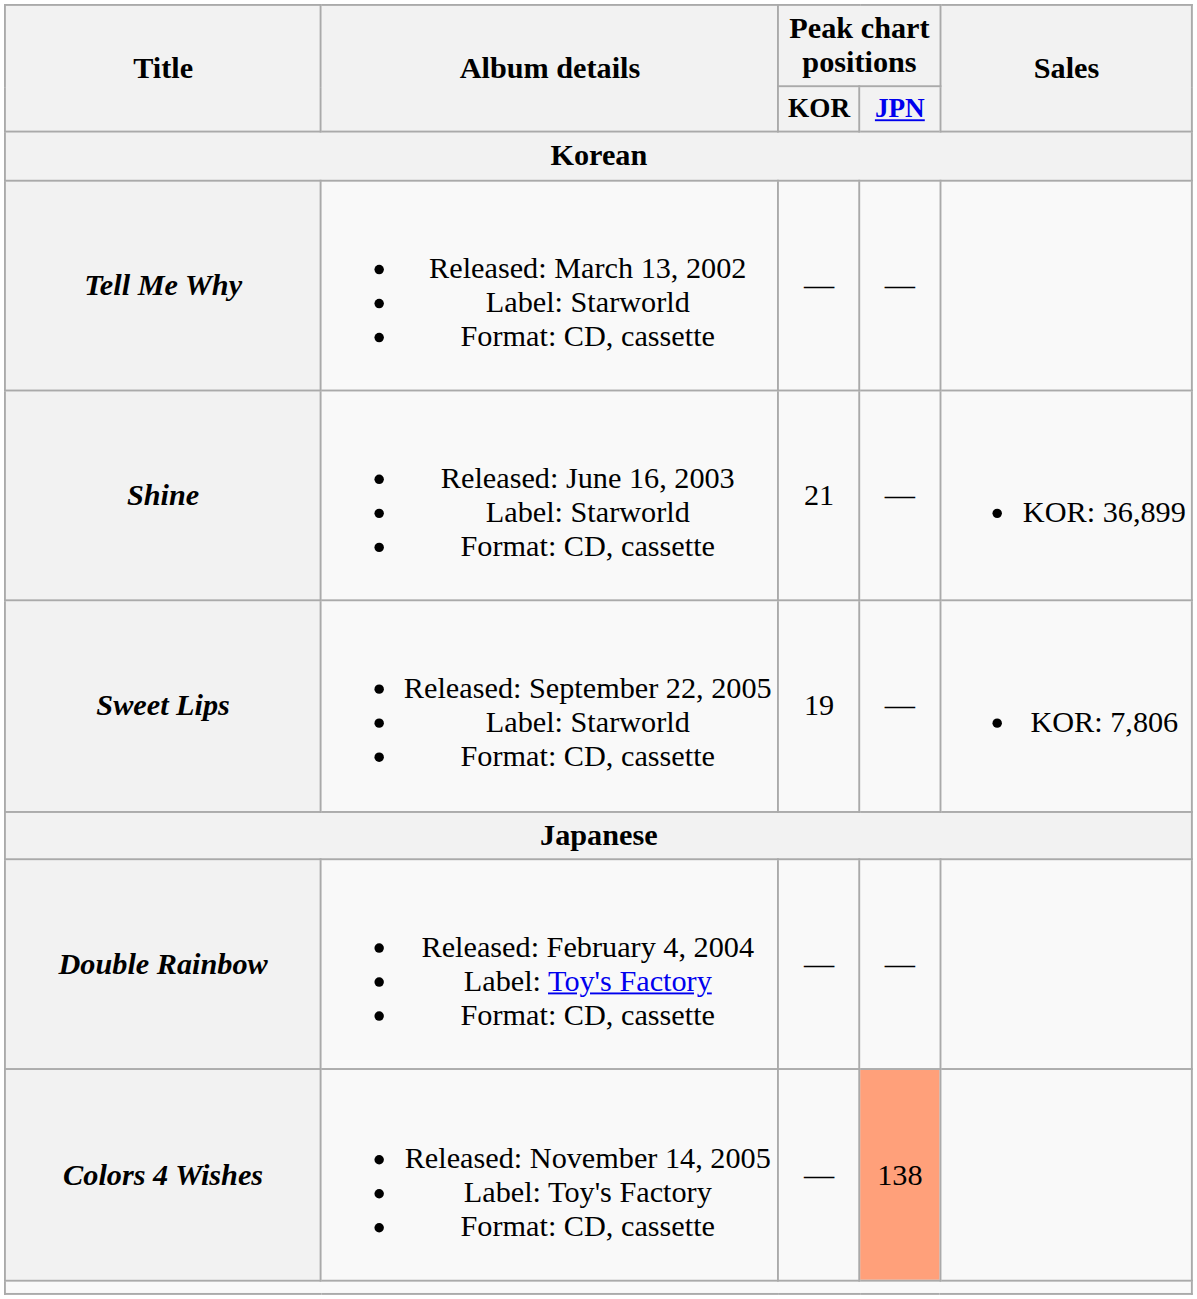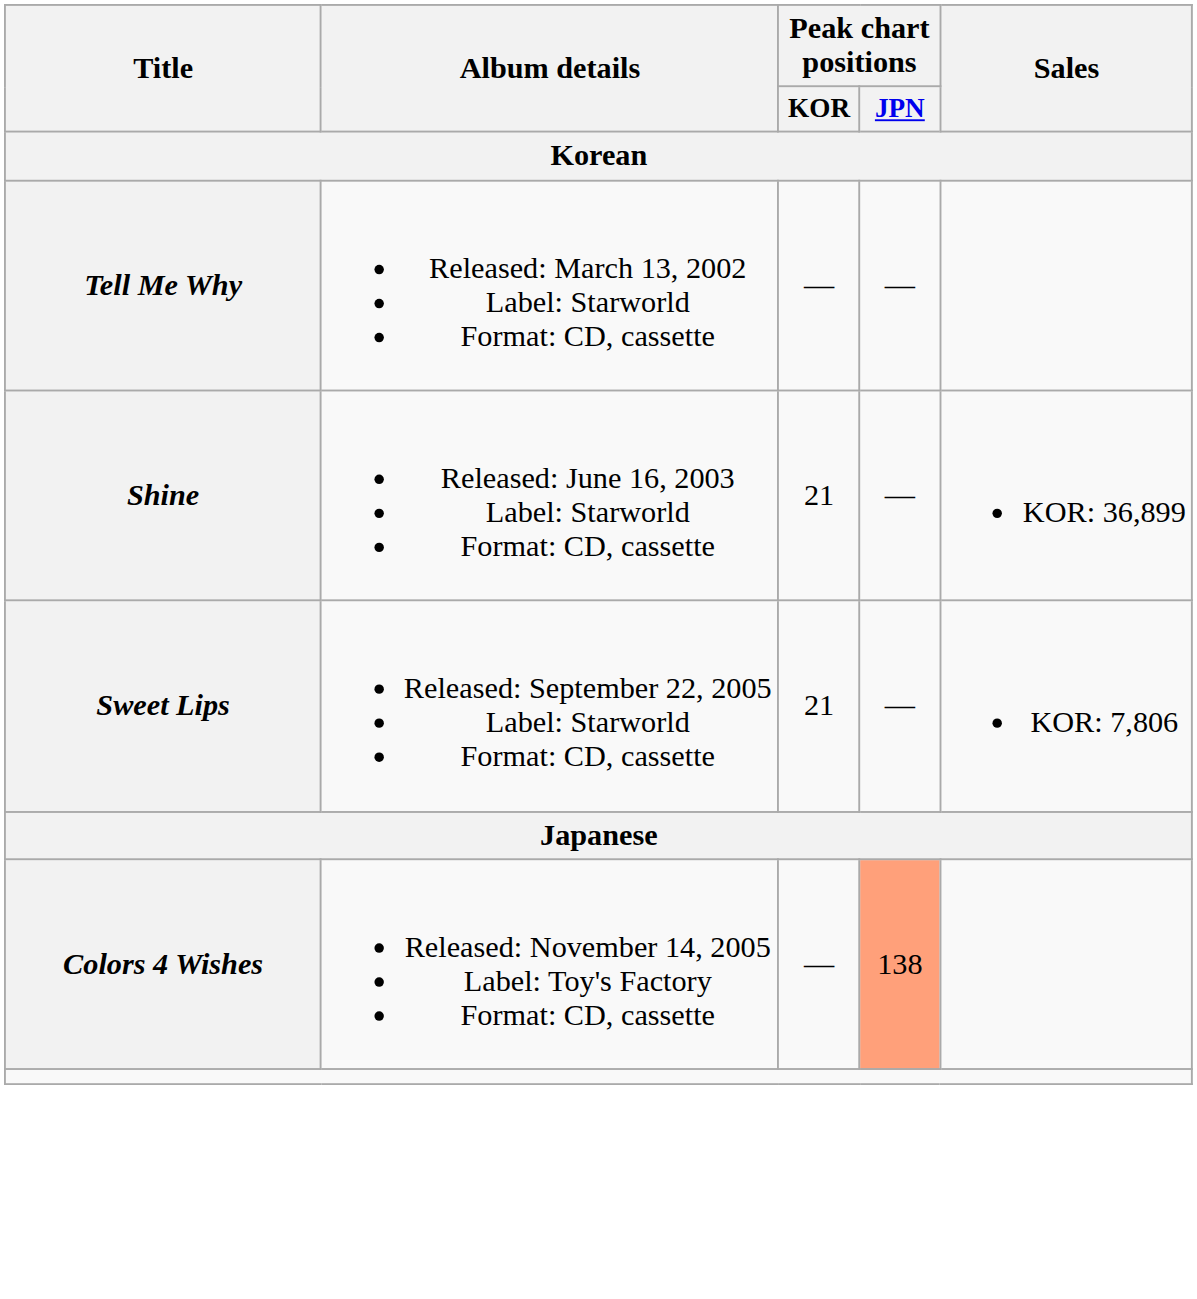(819, 705) 19 -> (819, 705) 21
- row: (163, 964)
